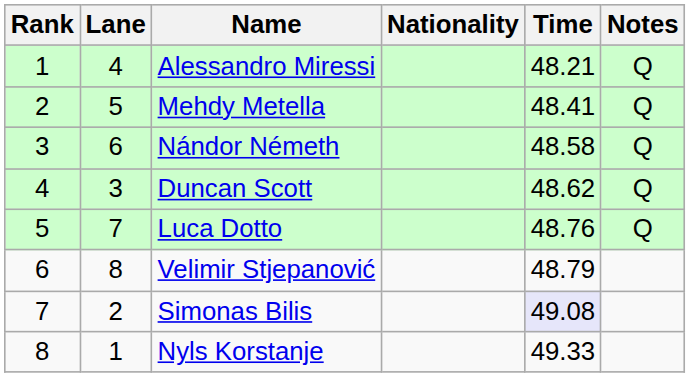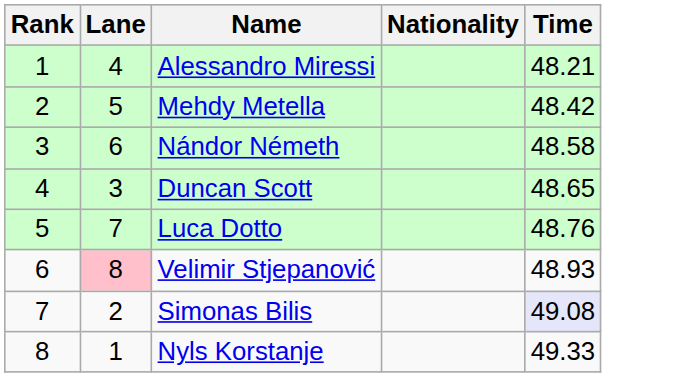- column: (643, 24)
(563, 106) 48.41 -> (563, 106) 48.42
(563, 188) 48.62 -> (563, 188) 48.65
(116, 270) no background -> (116, 270) pink background
(563, 270) 48.79 -> (563, 270) 48.93
